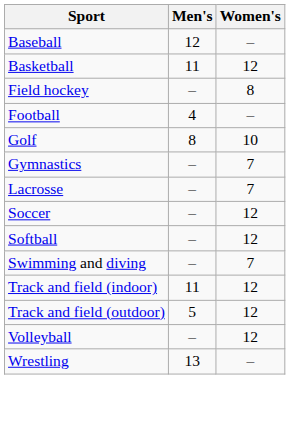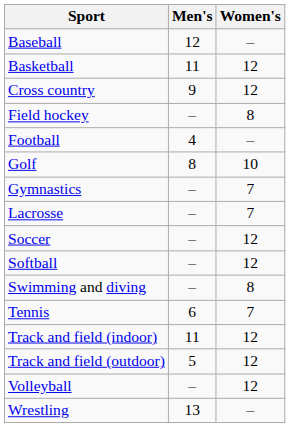+ row: (51, 90)
(250, 262) 7 -> (250, 287) 8
+ row: (29, 312)
